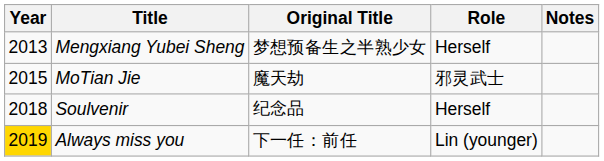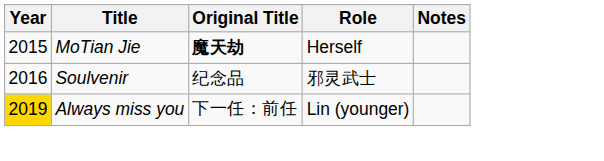- row: (150, 47)
(279, 78) normal -> (218, 47) bold
(470, 78) 邪灵武士 -> (334, 47) Herself
(28, 109) 2018 -> (28, 78) 2016
(463, 109) Herself -> (342, 78) 邪灵武士
